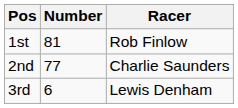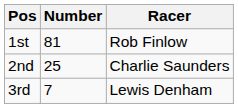(52, 66) 77 -> (52, 66) 25
(48, 90) 6 -> (48, 90) 7
